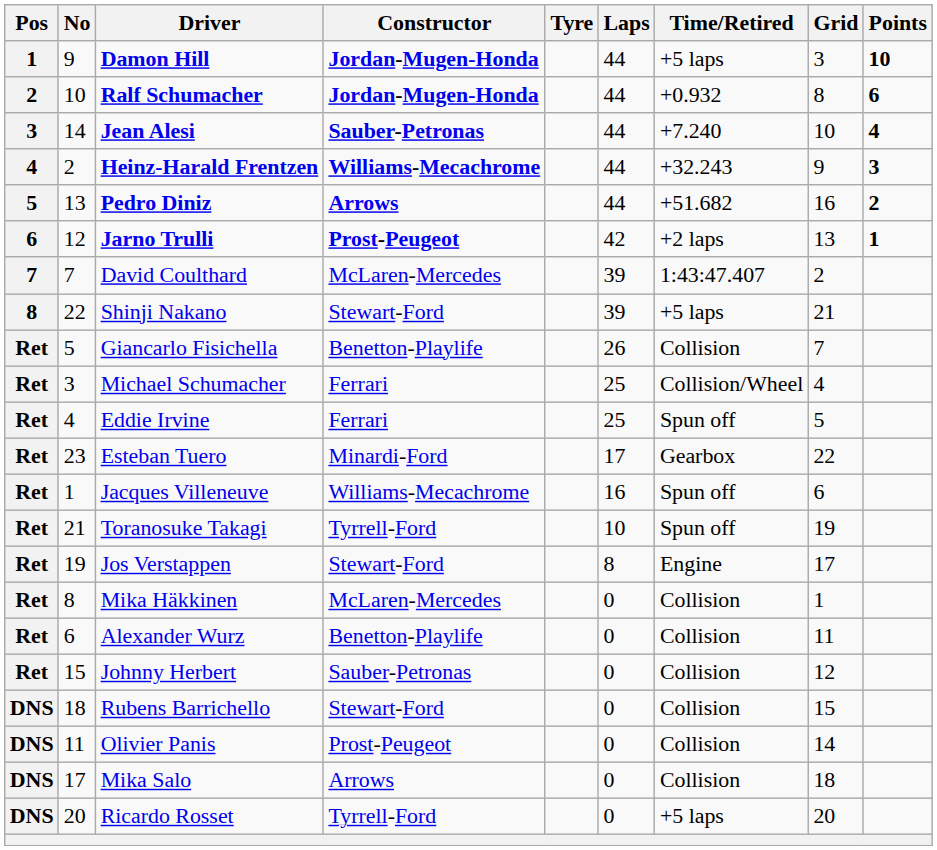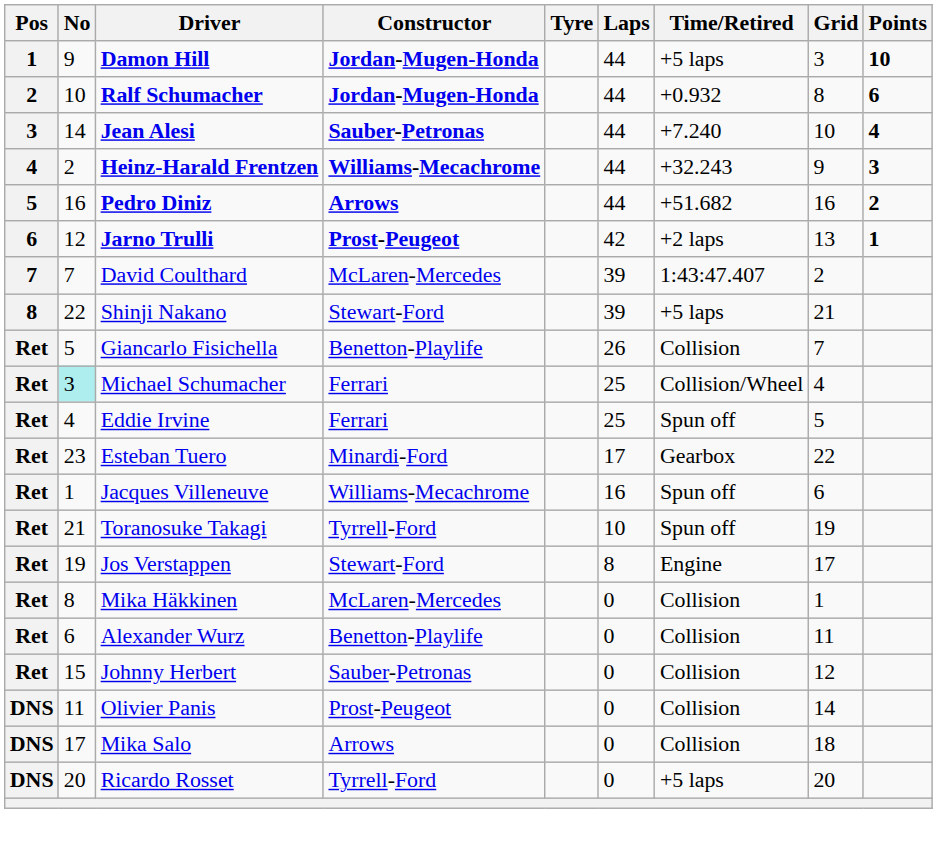(75, 203) 13 -> (75, 203) 16
(69, 383) no background -> (69, 383) paleturquoise background
- row: (185, 708)
